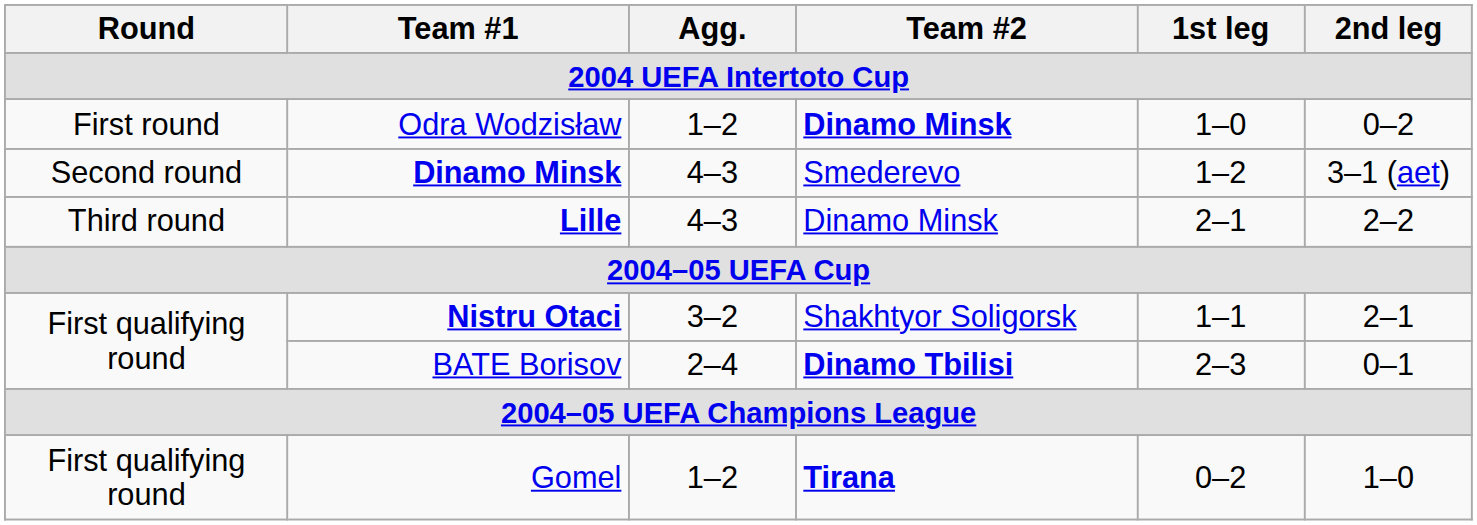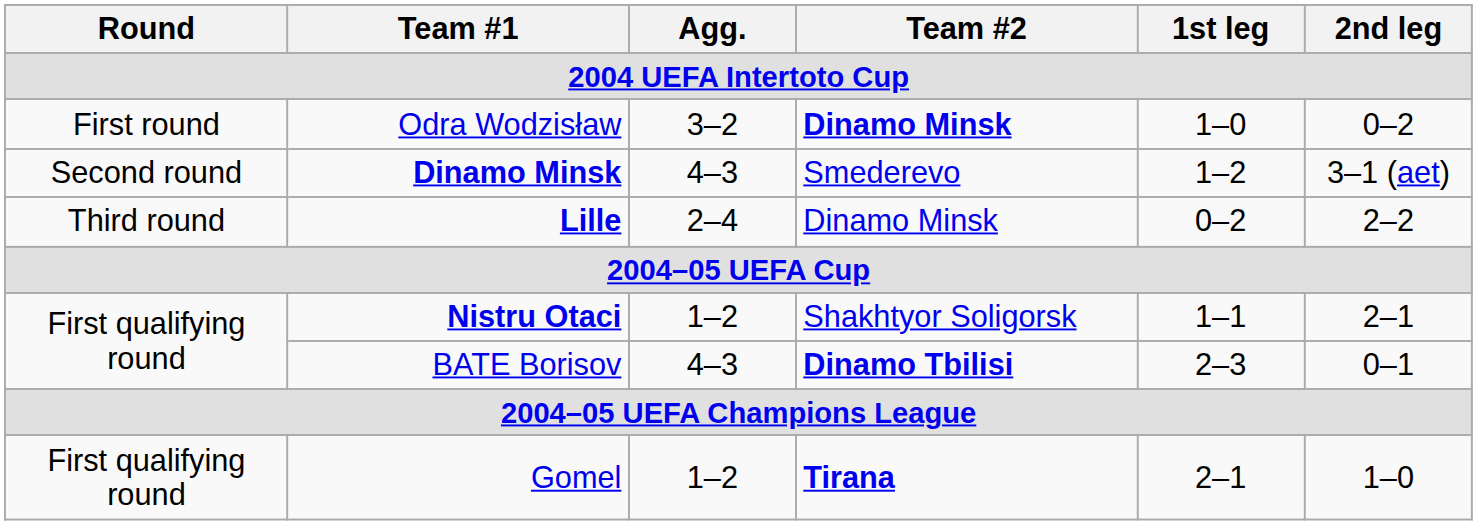(712, 123) 1–2 -> (712, 123) 3–2
(712, 221) 4–3 -> (712, 221) 2–4
(1221, 221) 2–1 -> (1221, 221) 0–2
(712, 316) 3–2 -> (712, 316) 1–2
(712, 364) 2–4 -> (712, 364) 4–3
(1221, 477) 0–2 -> (1221, 477) 2–1
